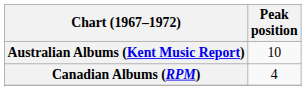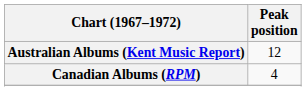(274, 52) 10 -> (274, 52) 12
